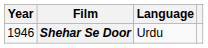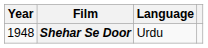(21, 33) 1946 -> (21, 33) 1948
